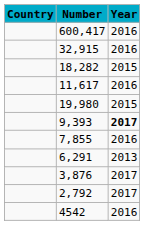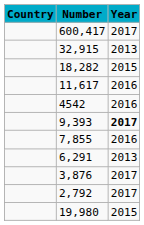(124, 31) 2016 -> (124, 31) 2017
(124, 49) 2016 -> (124, 49) 2013
rows swapped: (79, 103) <-> (72, 212)
